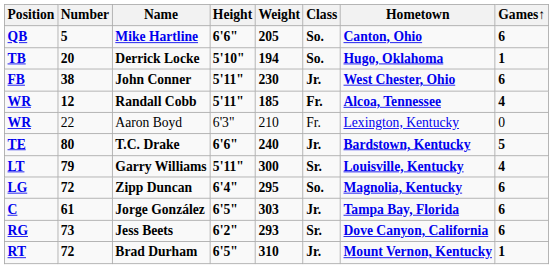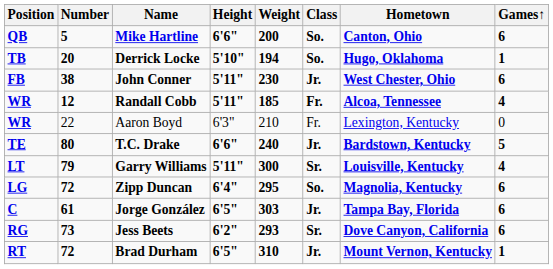(269, 36) 205 -> (269, 36) 200
